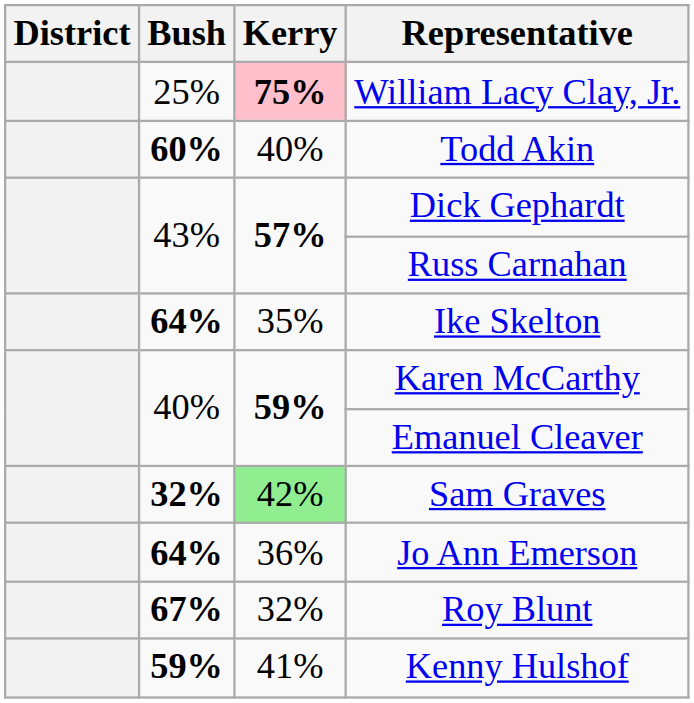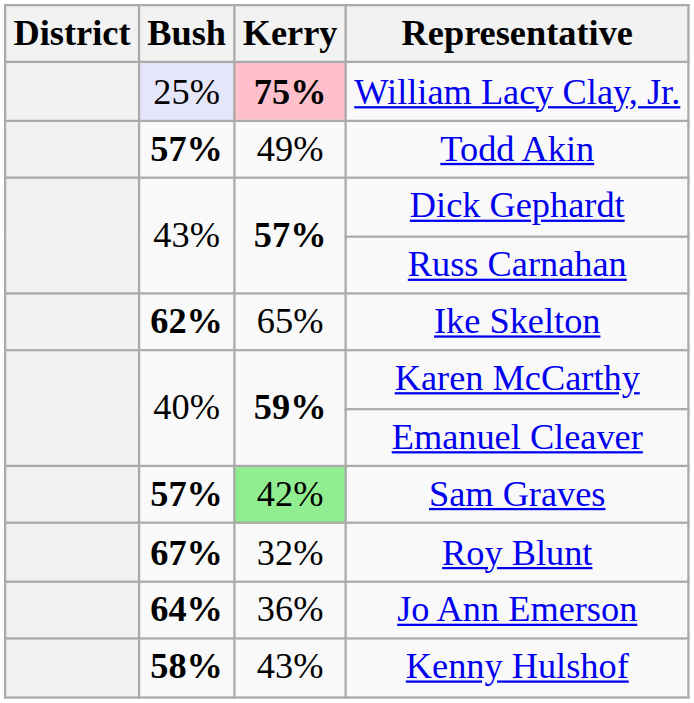(187, 90) no background -> (187, 90) lavender background
(187, 148) 60% -> (187, 148) 57%
(290, 148) 40% -> (290, 148) 49%
(187, 321) 64% -> (187, 321) 62%
(290, 321) 35% -> (290, 321) 65%
(187, 494) 32% -> (187, 494) 57%
rows swapped: (517, 609) <-> (517, 551)
(187, 666) 59% -> (187, 666) 58%
(290, 666) 41% -> (290, 666) 43%
